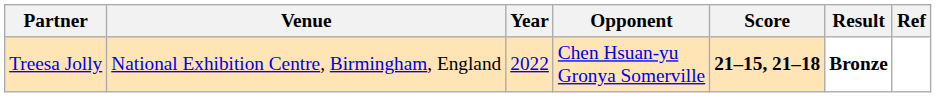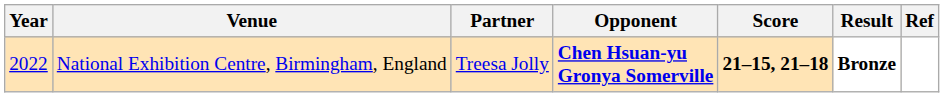columns swapped: (530, 20) <-> (56, 20)
(631, 64) normal -> (636, 64) bold
